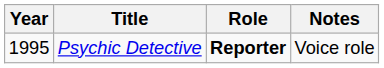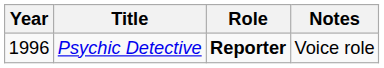(29, 47) 1995 -> (29, 47) 1996
